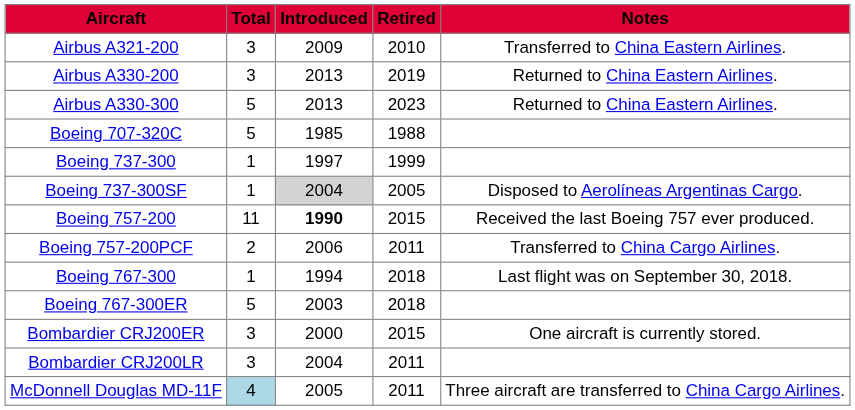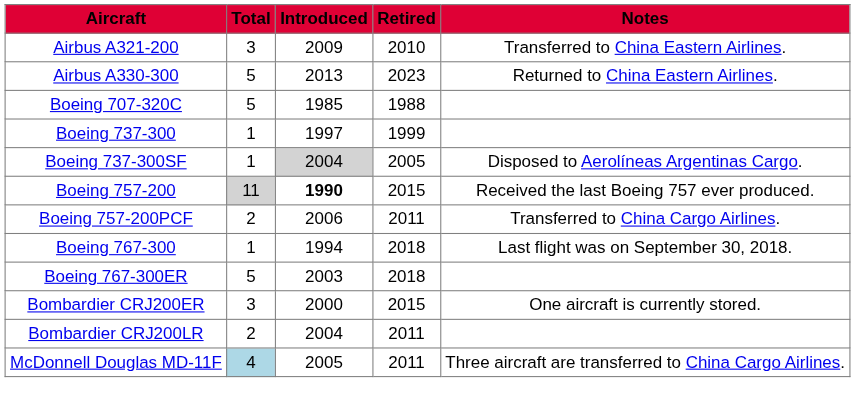- row: (116, 76)
(251, 219) no background -> (251, 190) lightgrey background
(251, 362) 3 -> (251, 333) 2
